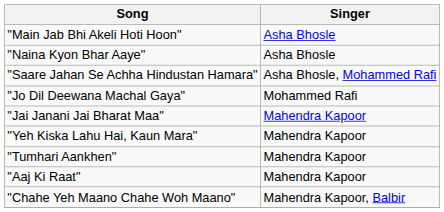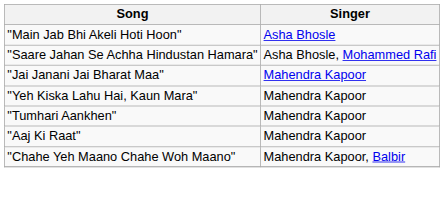- row: (76, 55)
- row: (96, 95)
